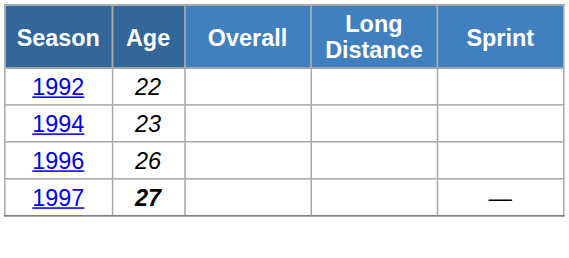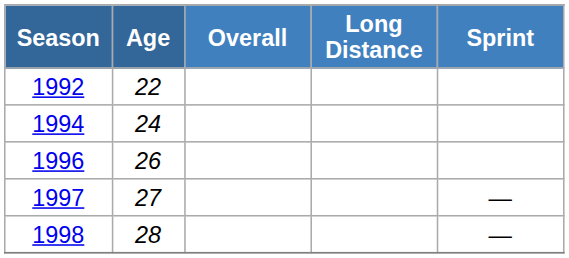(148, 124) 23 -> (148, 124) 24
(148, 198) bold -> (148, 198) normal
+ row: (58, 235)
